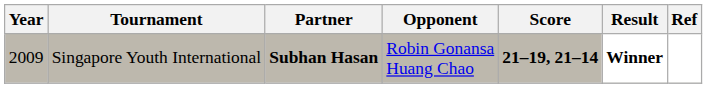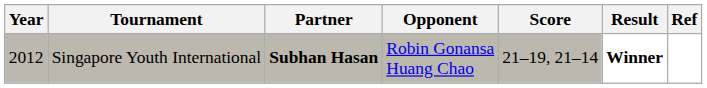(26, 58) 2009 -> (26, 58) 2012
(550, 58) bold -> (550, 58) normal
